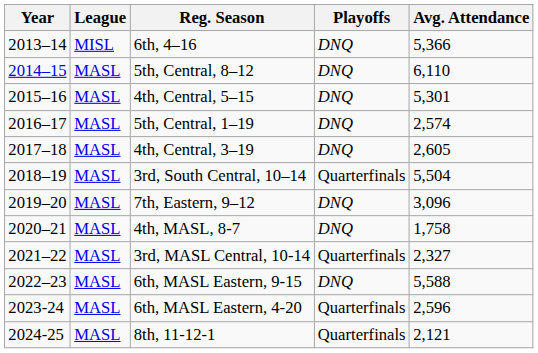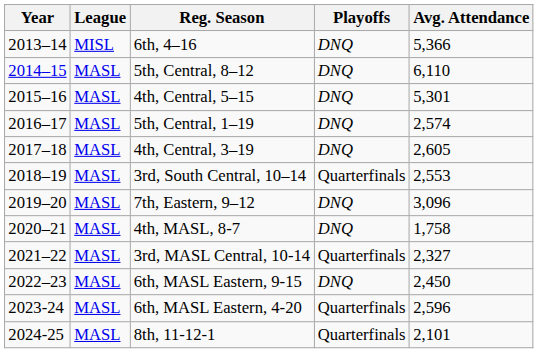(432, 176) 5,504 -> (432, 176) 2,553
(432, 281) 5,588 -> (432, 281) 2,450
(432, 334) 2,121 -> (432, 334) 2,101
